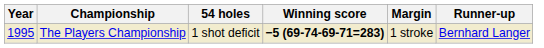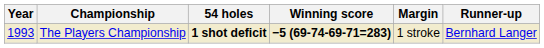(21, 33) 1995 -> (21, 33) 1993
(226, 33) normal -> (229, 33) bold
